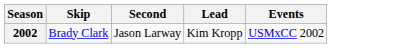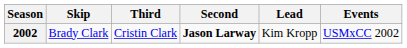+ column: (146, 14)
(148, 33) normal -> (219, 33) bold
